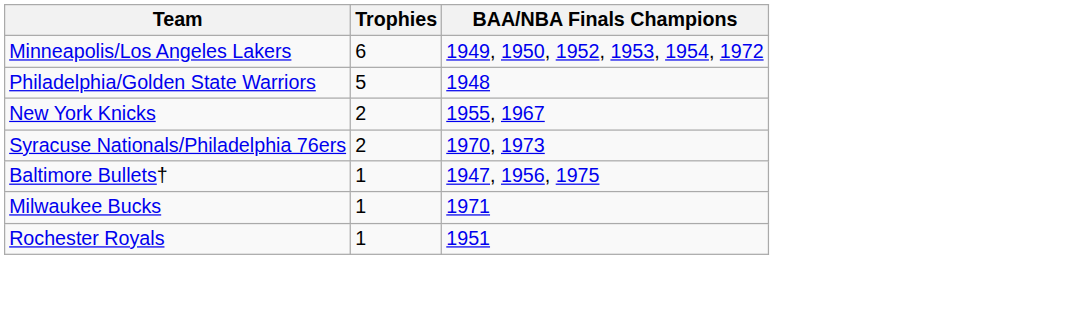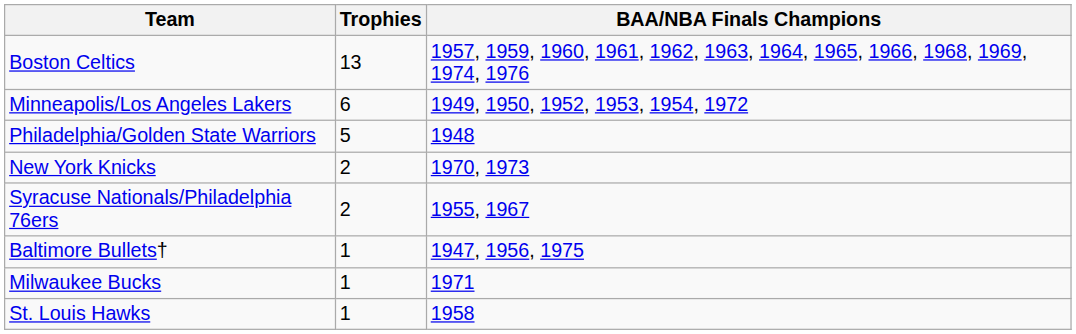+ row: (72, 62)
(496, 113) 1955, 1967 -> (480, 167) 1970, 1973
(496, 144) 1970, 1973 -> (480, 209) 1955, 1967
- row: (87, 238)
+ row: (80, 314)
